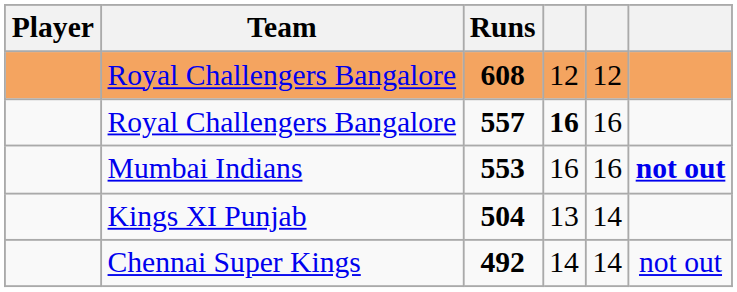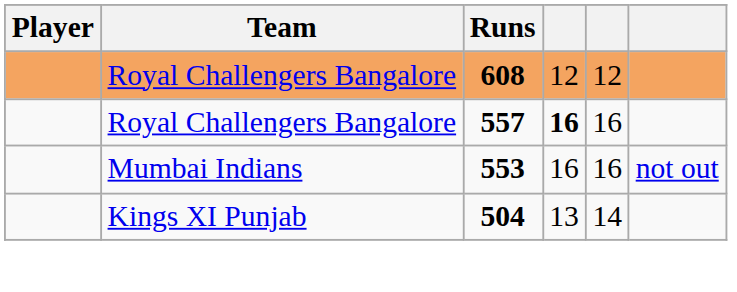(681, 168) bold -> (677, 168) normal
- row: (503, 262)
